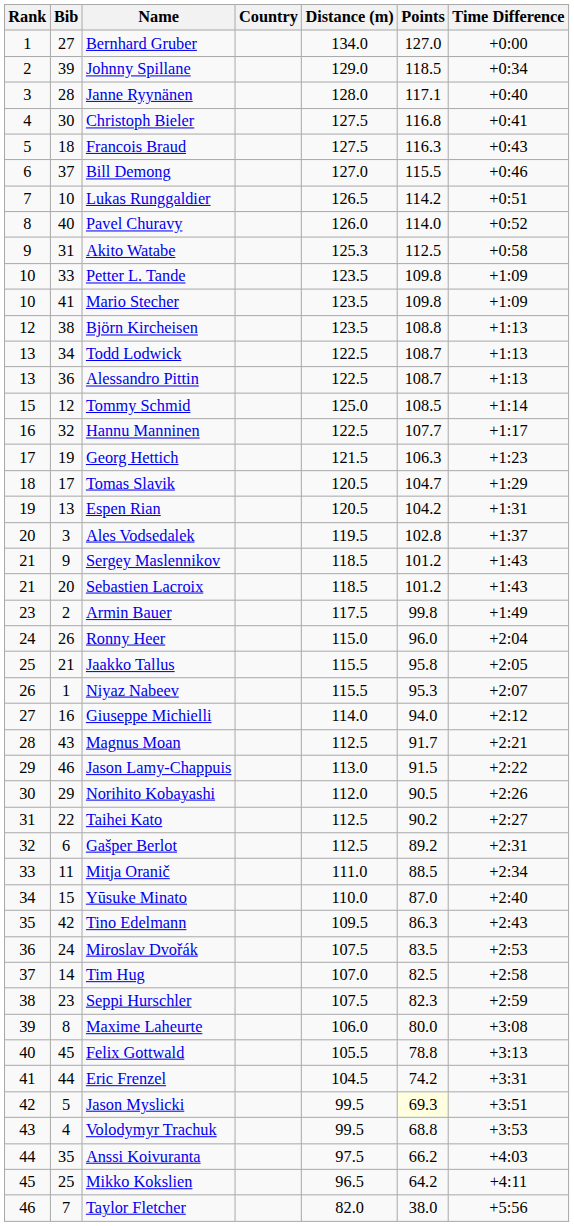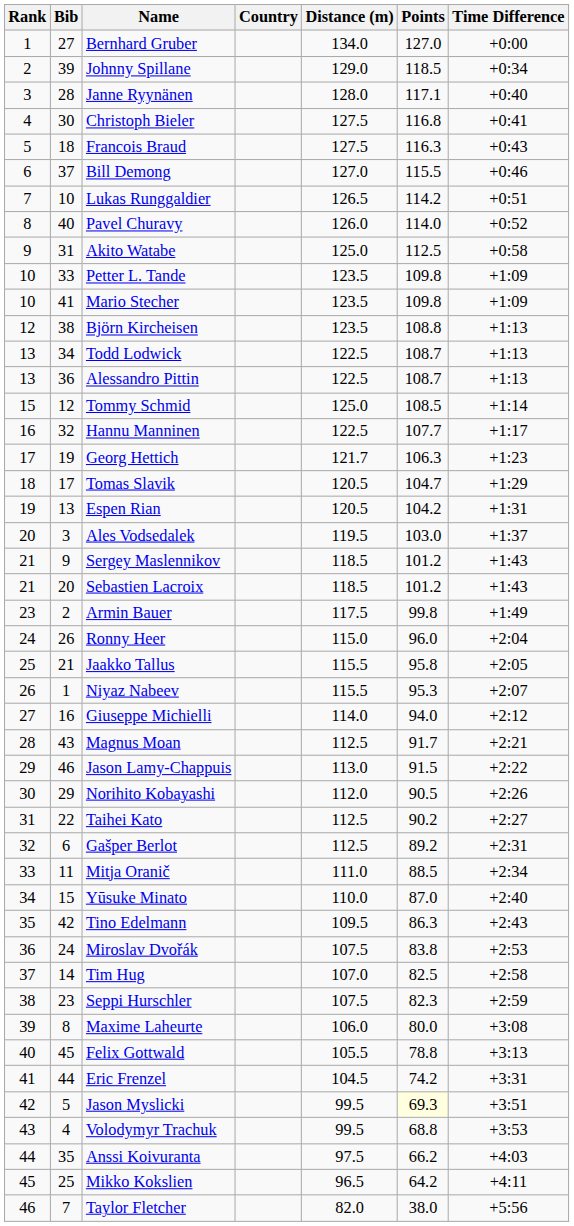(350, 250) 125.3 -> (350, 250) 125.0
(350, 457) 121.5 -> (350, 457) 121.7
(423, 535) 102.8 -> (423, 535) 103.0
(423, 949) 83.5 -> (423, 949) 83.8
